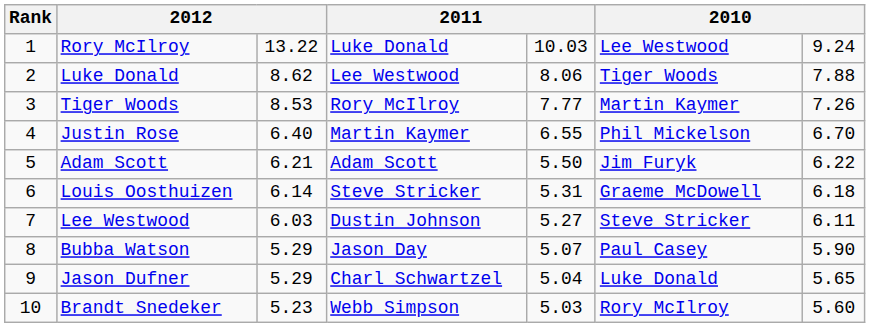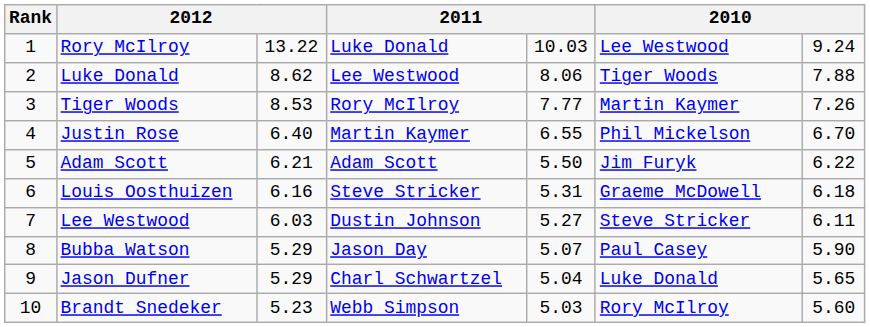(291, 193) 6.14 -> (291, 193) 6.16
